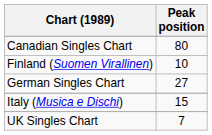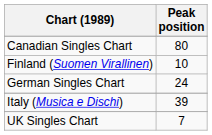(181, 83) 27 -> (181, 83) 24
(181, 102) 15 -> (181, 102) 39
